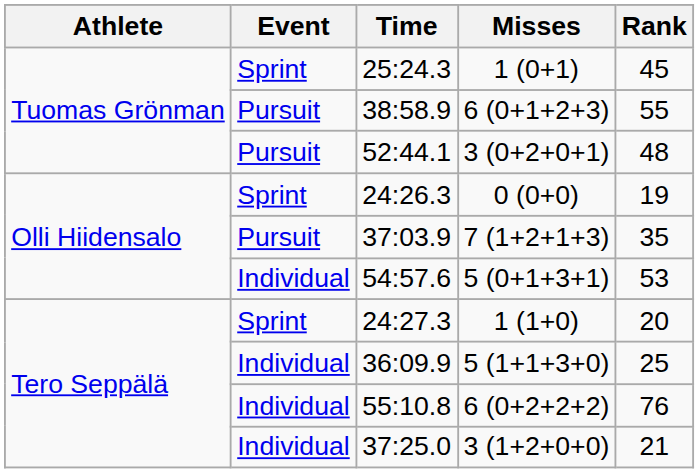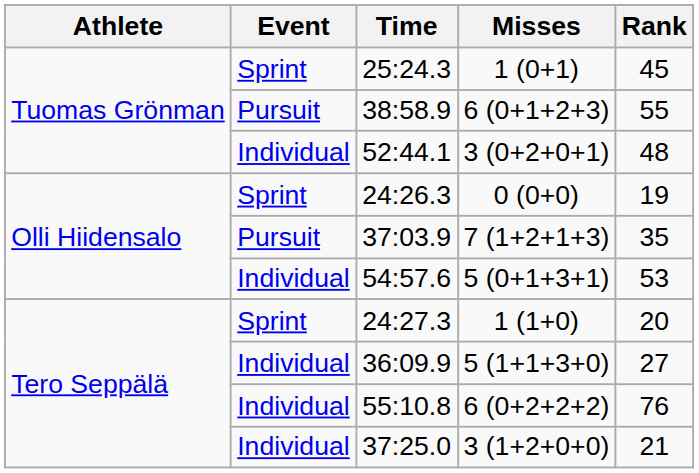(279, 153) Pursuit -> (293, 153) Individual
(654, 363) 25 -> (654, 363) 27
